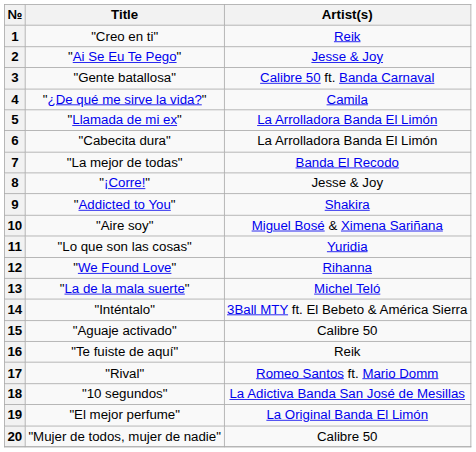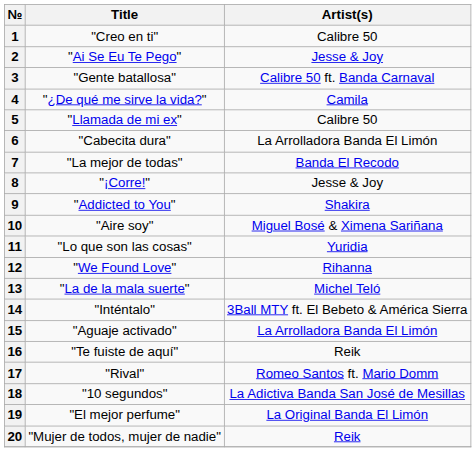(347, 36) Reik -> (347, 36) Calibre 50
(347, 120) La Arrolladora Banda El Limón -> (347, 120) Calibre 50
(347, 330) Calibre 50 -> (347, 330) La Arrolladora Banda El Limón
(347, 436) Calibre 50 -> (347, 436) Reik
